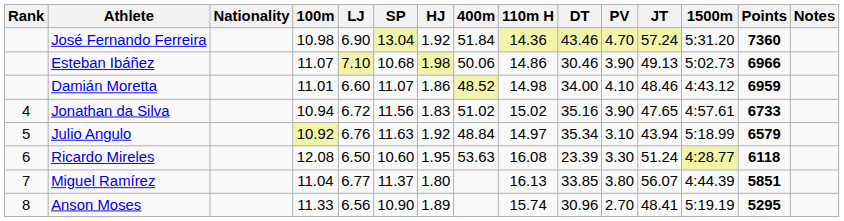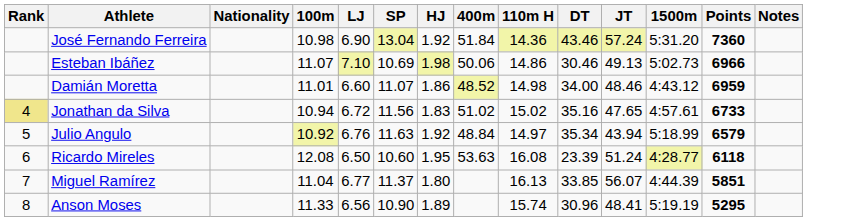- column: (620, 16)
(396, 63) 10.68 -> (396, 63) 10.69
(26, 110) no background -> (26, 110) khaki background
